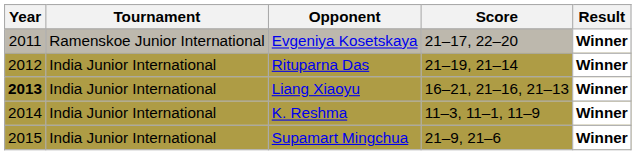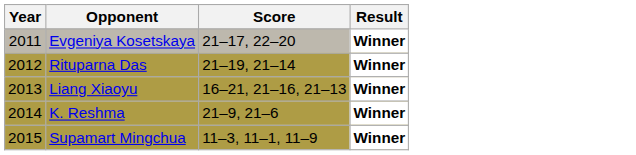- column: (157, 17)
(25, 89) bold -> (25, 89) normal
(482, 113) 11–3, 11–1, 11–9 -> (240, 113) 21–9, 21–6
(463, 138) 21–9, 21–6 -> (260, 138) 11–3, 11–1, 11–9
